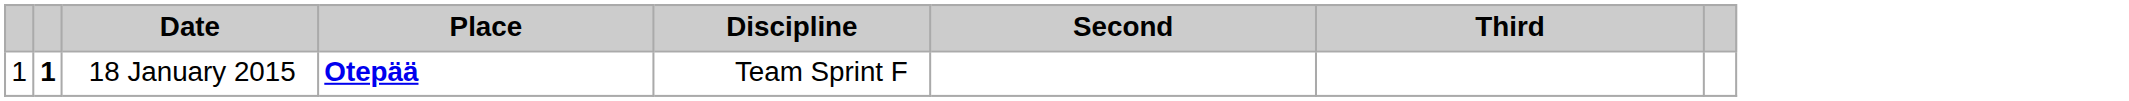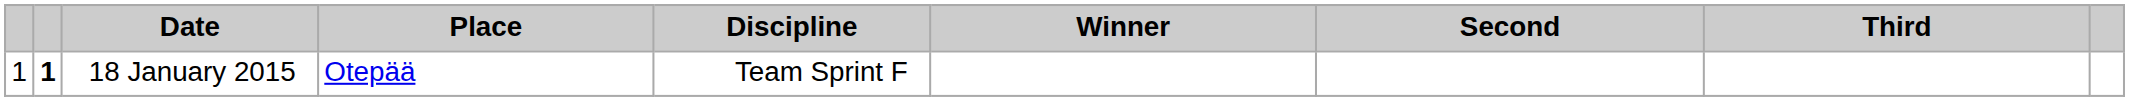+ column: (1123, 26)
(371, 72) bold -> (370, 72) normal
